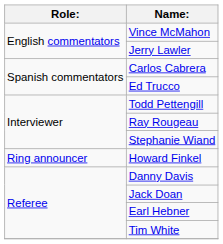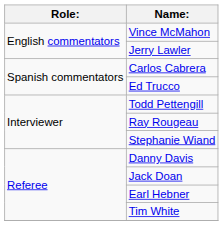- row: (165, 158)
